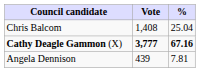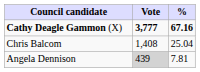rows swapped: (64, 43) <-> (34, 28)
(143, 59) no background -> (143, 59) lightgrey background
